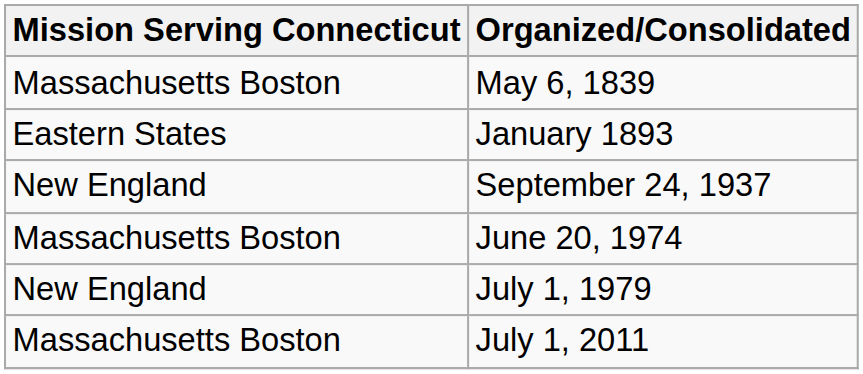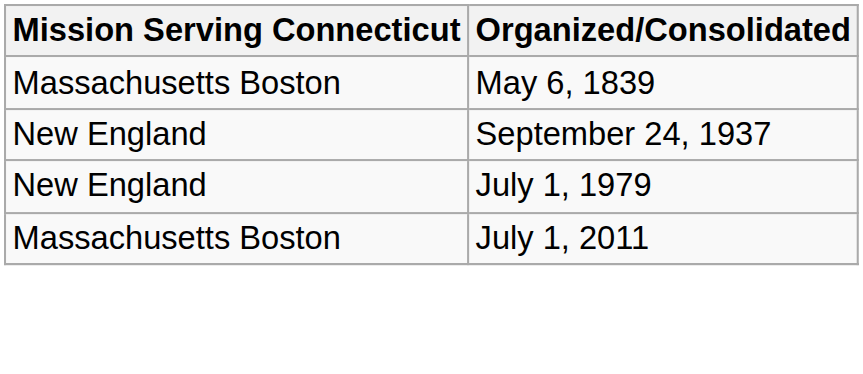- row: (574, 133)
- row: (579, 237)
